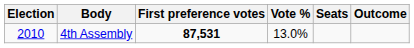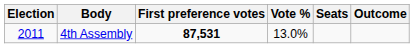(31, 33) 2010 -> (31, 33) 2011
